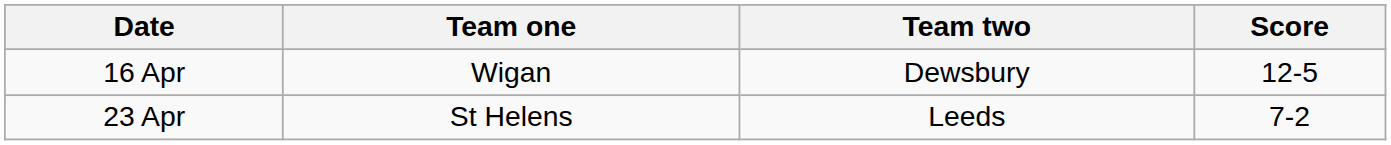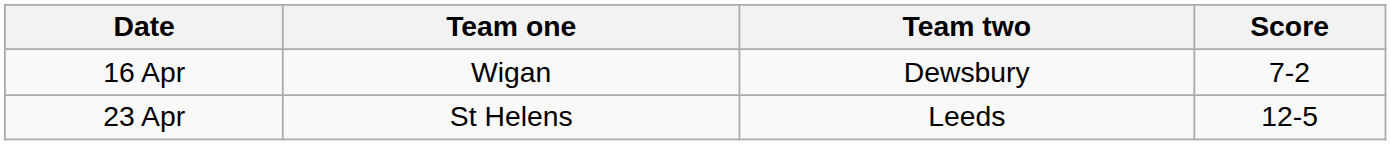(1290, 71) 12-5 -> (1290, 71) 7-2
(1290, 116) 7-2 -> (1290, 116) 12-5
